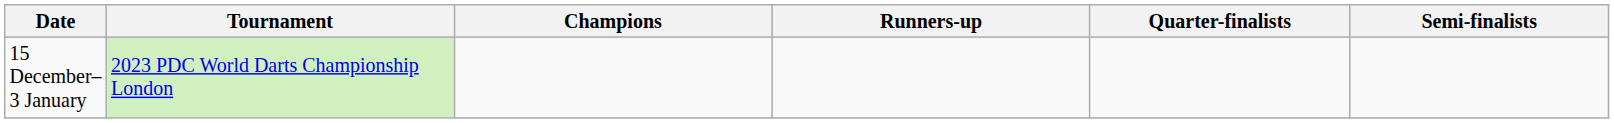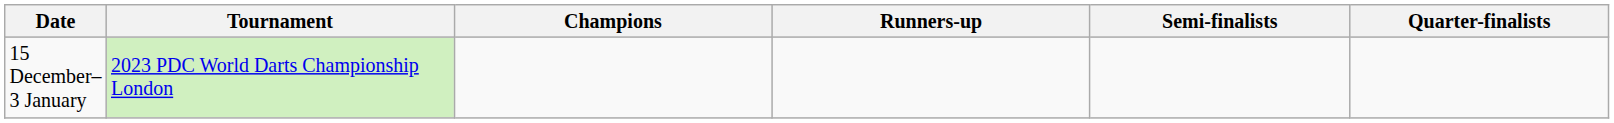columns swapped: (1479, 20) <-> (1220, 20)
